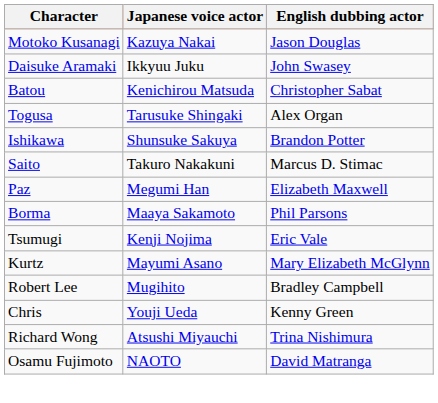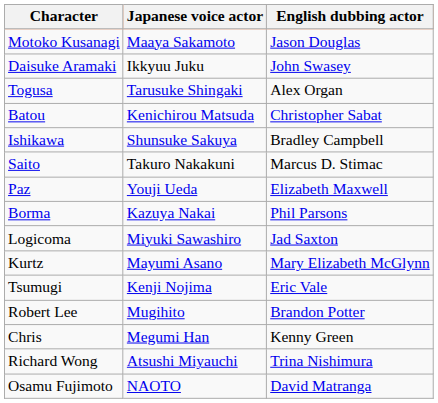(171, 41) Kazuya Nakai -> (181, 41) Maaya Sakamoto
rows swapped: (27, 90) <-> (30, 115)
(317, 139) Brandon Potter -> (327, 139) Bradley Campbell
(168, 189) Megumi Han -> (162, 189) Youji Ueda
(181, 213) Maaya Sakamoto -> (171, 213) Kazuya Nakai
+ row: (40, 238)
rows swapped: (26, 262) <-> (35, 238)
(327, 287) Bradley Campbell -> (317, 312) Brandon Potter
(162, 312) Youji Ueda -> (168, 336) Megumi Han
